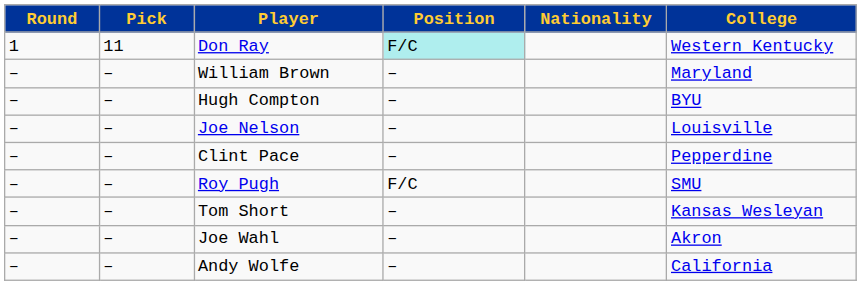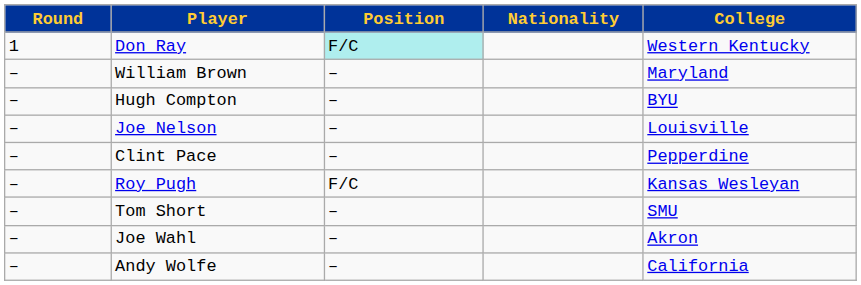- column: (147, 18)
(686, 184) SMU -> (723, 184) Kansas Wesleyan
(747, 211) Kansas Wesleyan -> (663, 211) SMU
